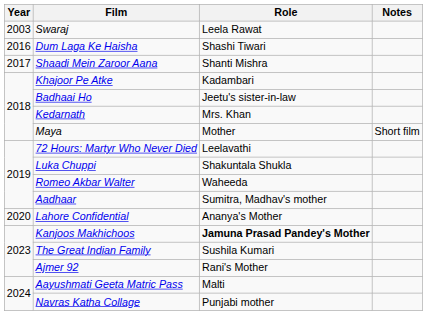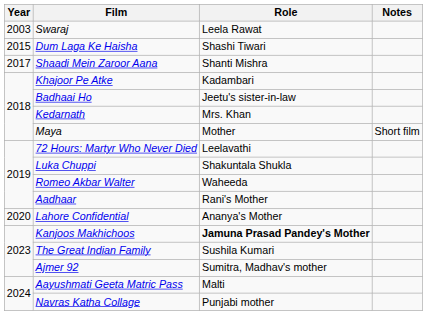(19, 47) 2016 -> (19, 47) 2015
(264, 200) Sumitra, Madhav's mother -> (235, 200) Rani's Mother
(235, 268) Rani's Mother -> (264, 268) Sumitra, Madhav's mother
